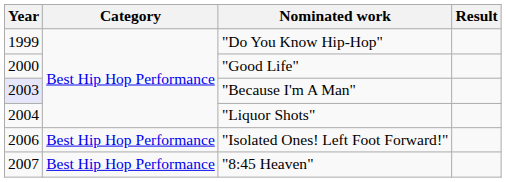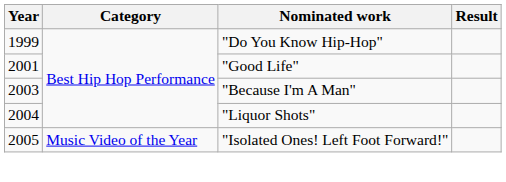(24, 66) 2000 -> (24, 66) 2001
(24, 90) lavender background -> (24, 90) no background
(24, 139) 2006 -> (24, 139) 2005
(131, 139) Best Hip Hop Performance -> (122, 139) Music Video of the Year
- row: (268, 164)
